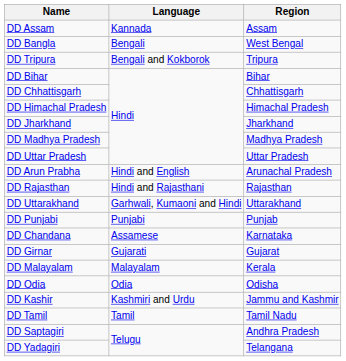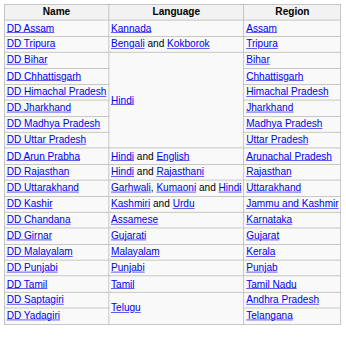- row: (31, 44)
rows swapped: (30, 300) <-> (32, 220)
- row: (26, 284)
